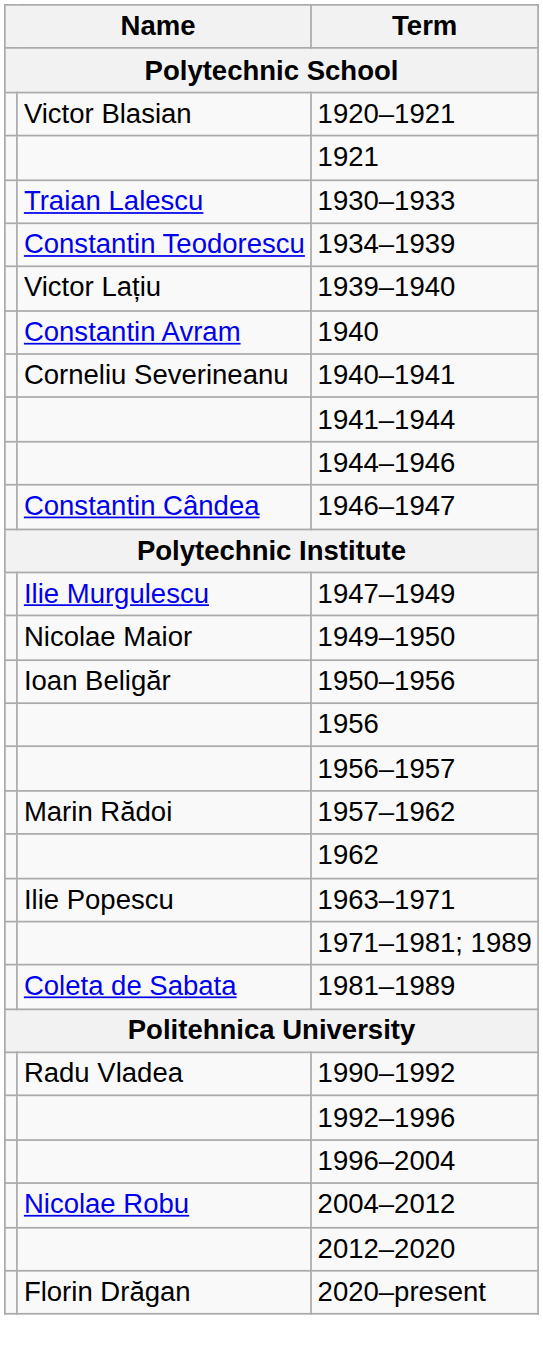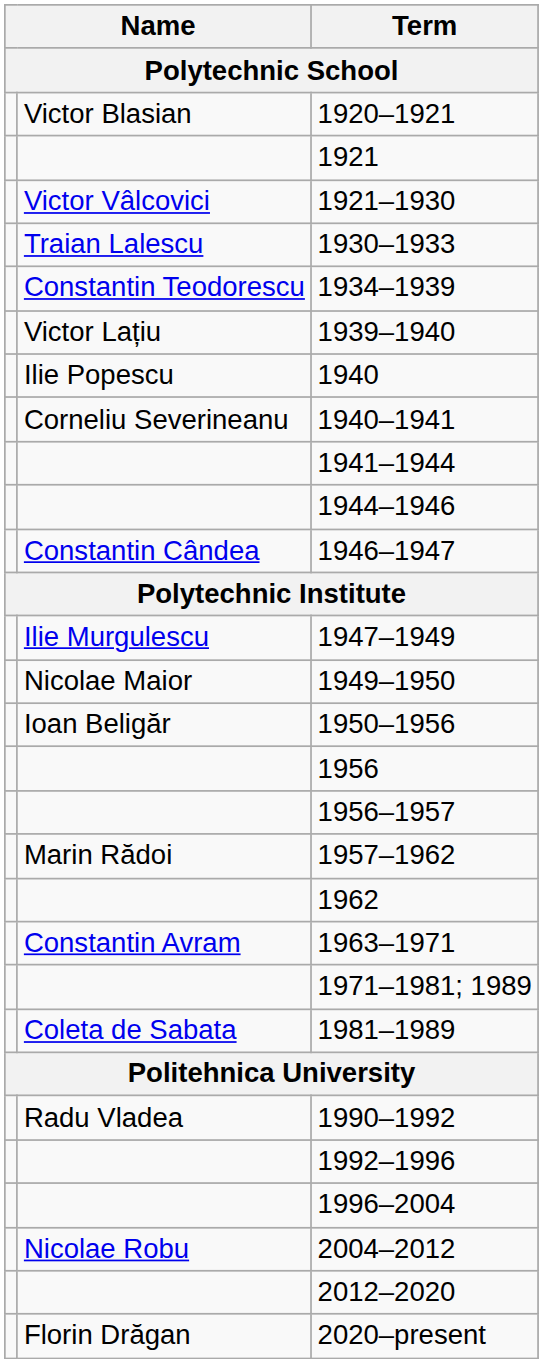+ row: (386, 200)
(132, 331) Constantin Avram -> (99, 375) Ilie Popescu
(99, 899) Ilie Popescu -> (132, 942) Constantin Avram
